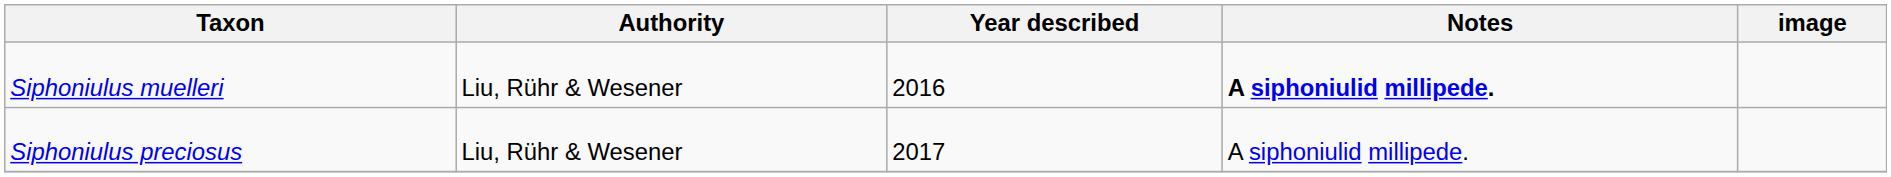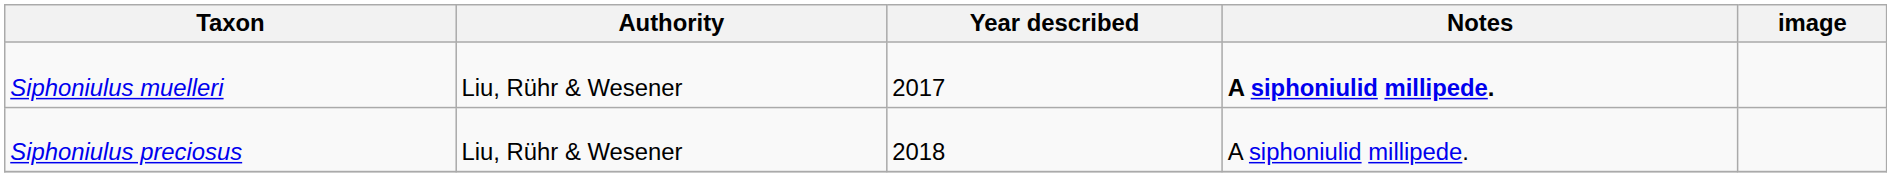(919, 88) 2016 -> (919, 88) 2017
(919, 152) 2017 -> (919, 152) 2018
